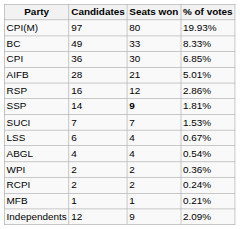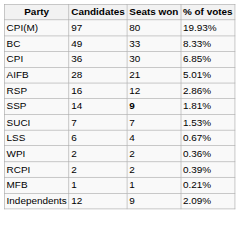- row: (20, 153)
(197, 185) 0.24% -> (197, 169) 0.39%
